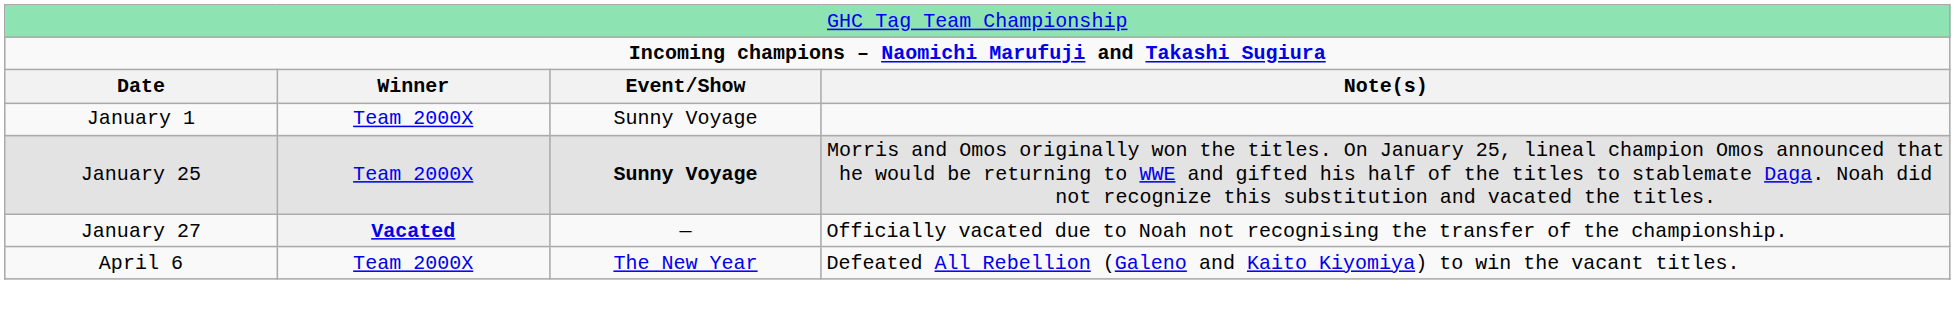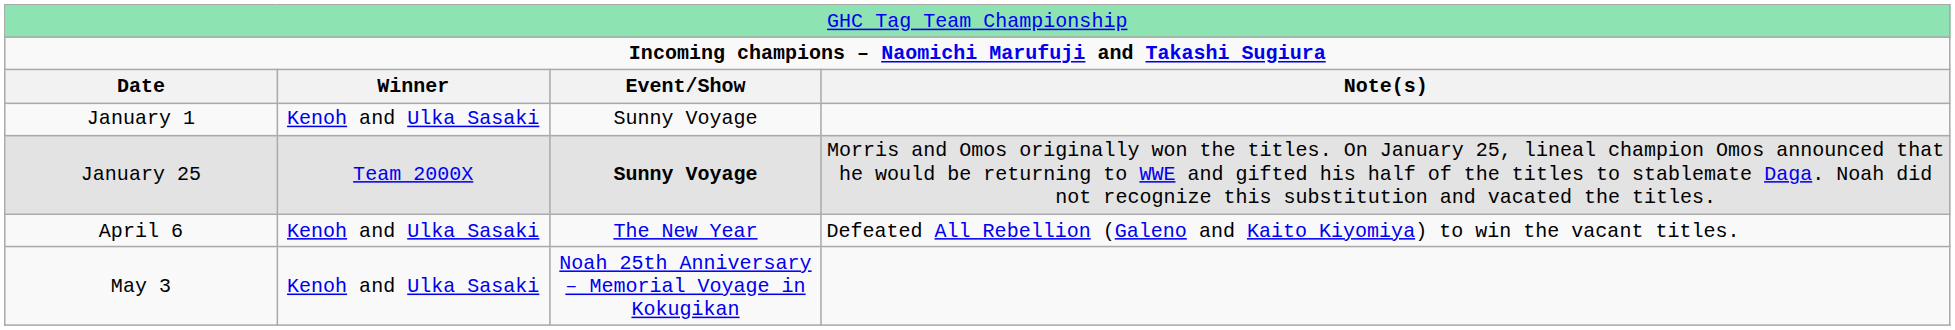(413, 119) Team 2000X -> (413, 119) Kenoh and Ulka Sasaki
- row: (141, 230)
(413, 263) Team 2000X -> (413, 230) Kenoh and Ulka Sasaki
+ row: (141, 286)
